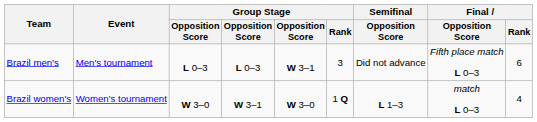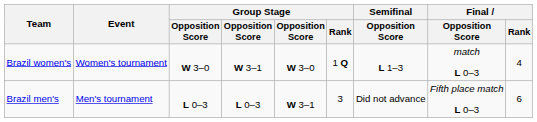rows swapped: (33, 63) <-> (39, 99)
